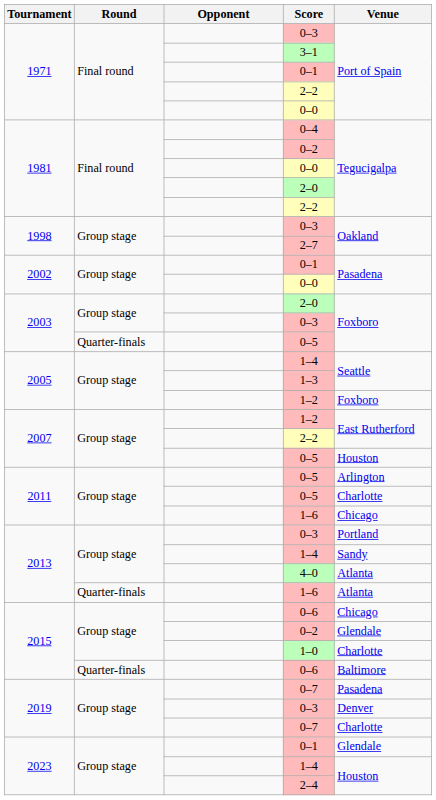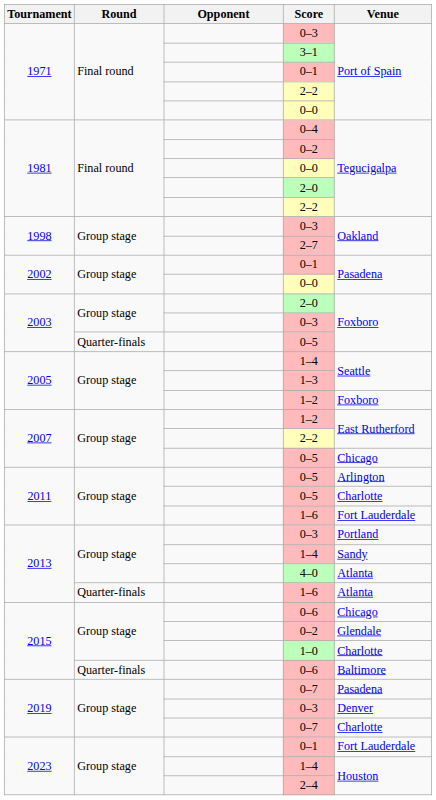(358, 457) Houston -> (357, 457) Chicago
(357, 515) Chicago -> (376, 515) Fort Lauderdale
(359, 746) Glendale -> (376, 746) Fort Lauderdale
